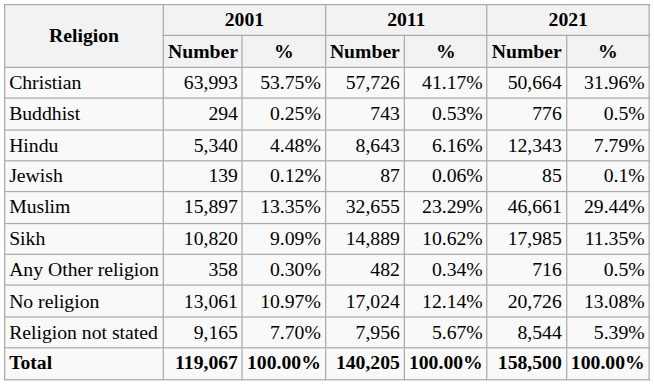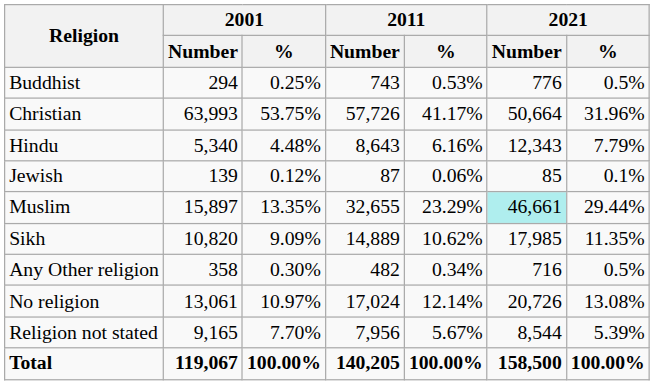rows swapped: (45, 82) <-> (45, 113)
(535, 207) no background -> (535, 207) paleturquoise background
